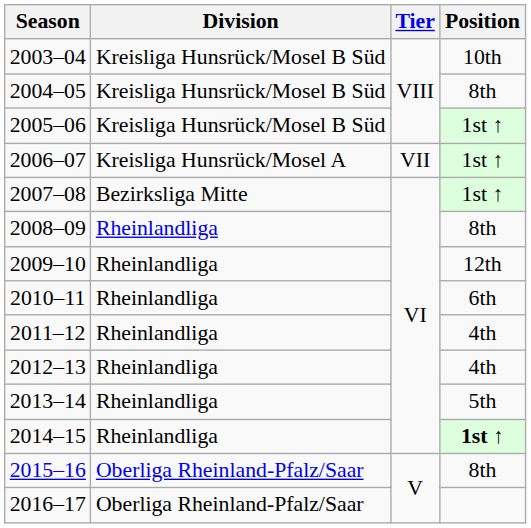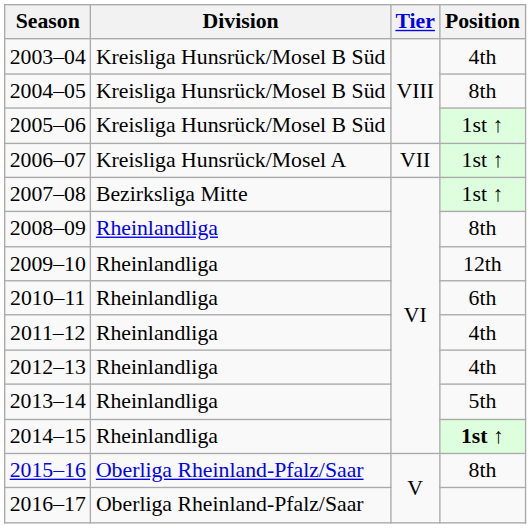(482, 56) 10th -> (482, 56) 4th
